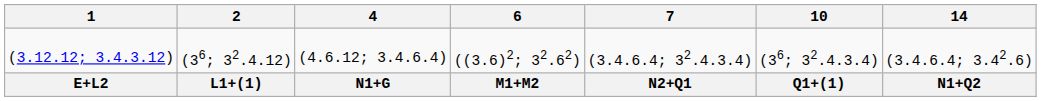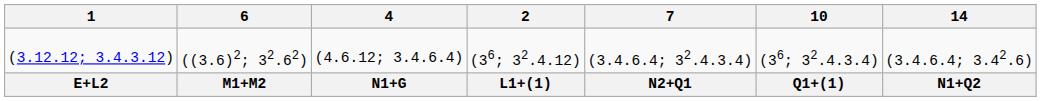columns swapped: (236, 16) <-> (517, 16)
